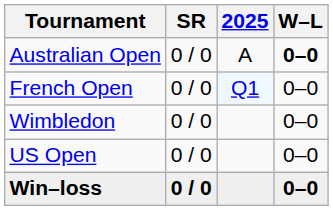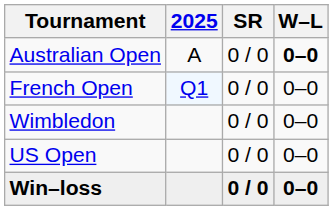columns swapped: (245, 21) <-> (191, 21)
